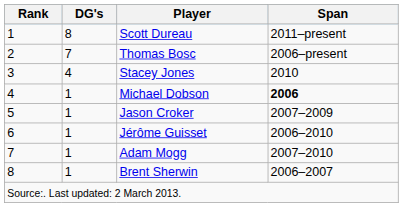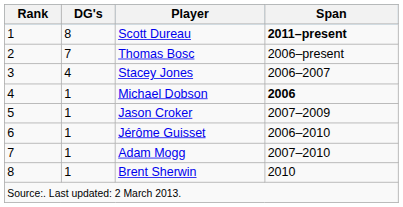(308, 34) normal -> (307, 34) bold
(284, 73) 2010 -> (299, 73) 2006–2007
(302, 172) 2006–2007 -> (282, 172) 2010
